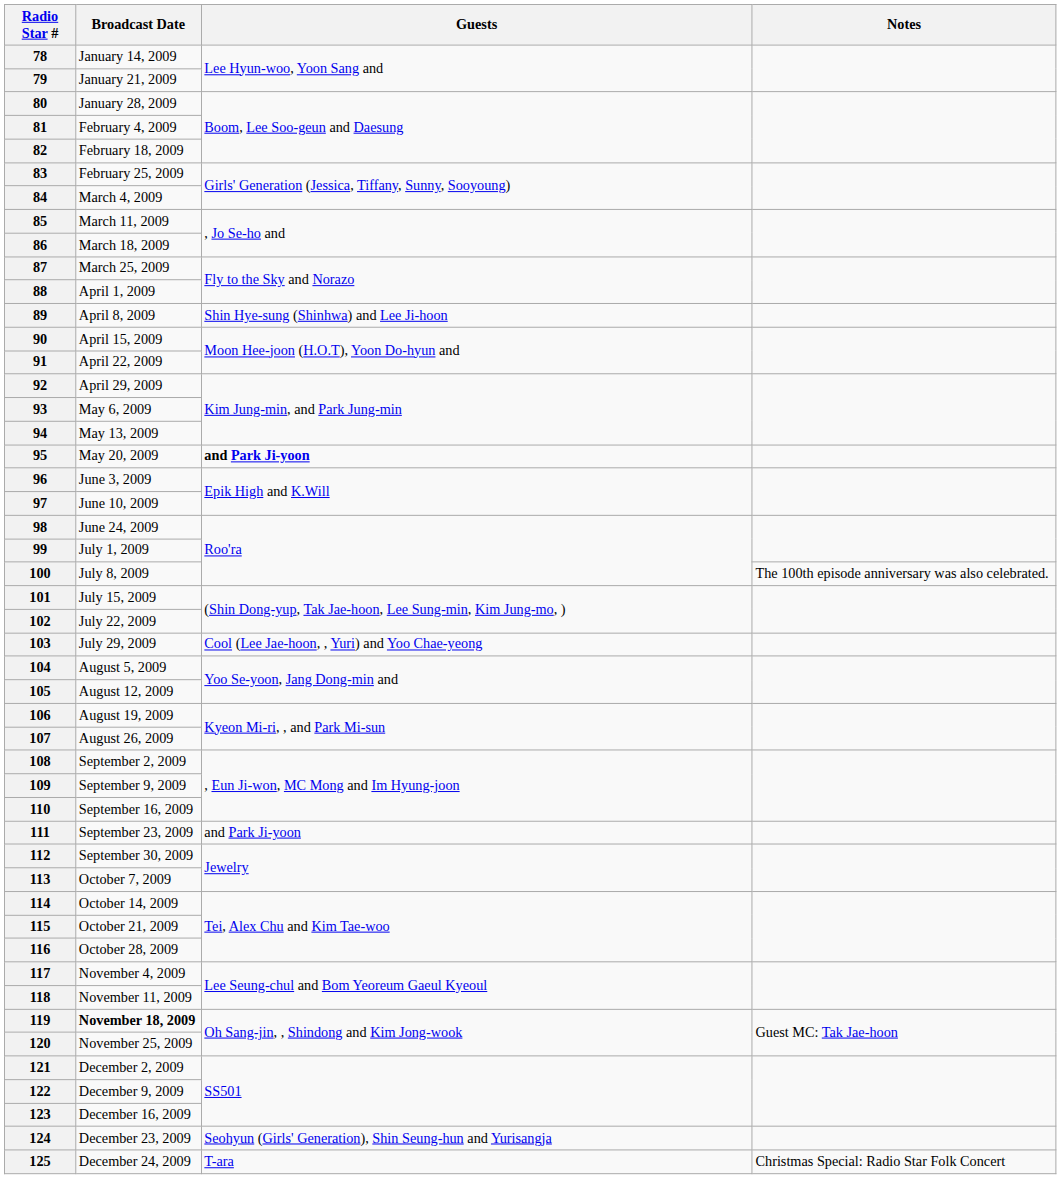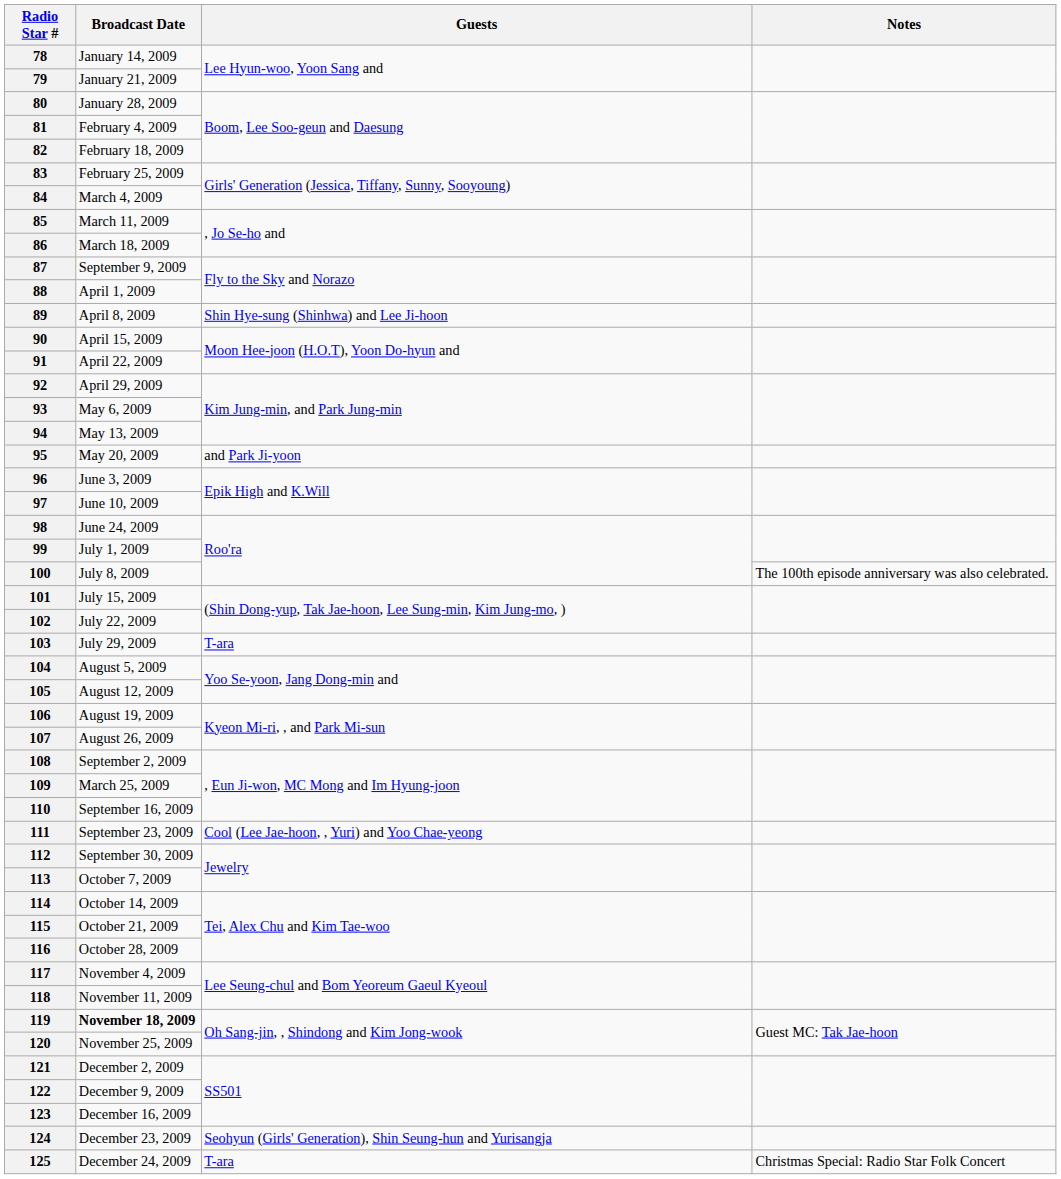(124, 268) March 25, 2009 -> (132, 268) September 9, 2009
(257, 456) bold -> (253, 456) normal
(343, 644) Cool (Lee Jae-hoon, , Yuri) and Yoo Chae-yeong -> (219, 644) T-ara
(132, 785) September 9, 2009 -> (124, 785) March 25, 2009
(253, 832) and Park Ji-yoon -> (343, 832) Cool (Lee Jae-hoon, , Yuri) and Yoo Chae-yeong
